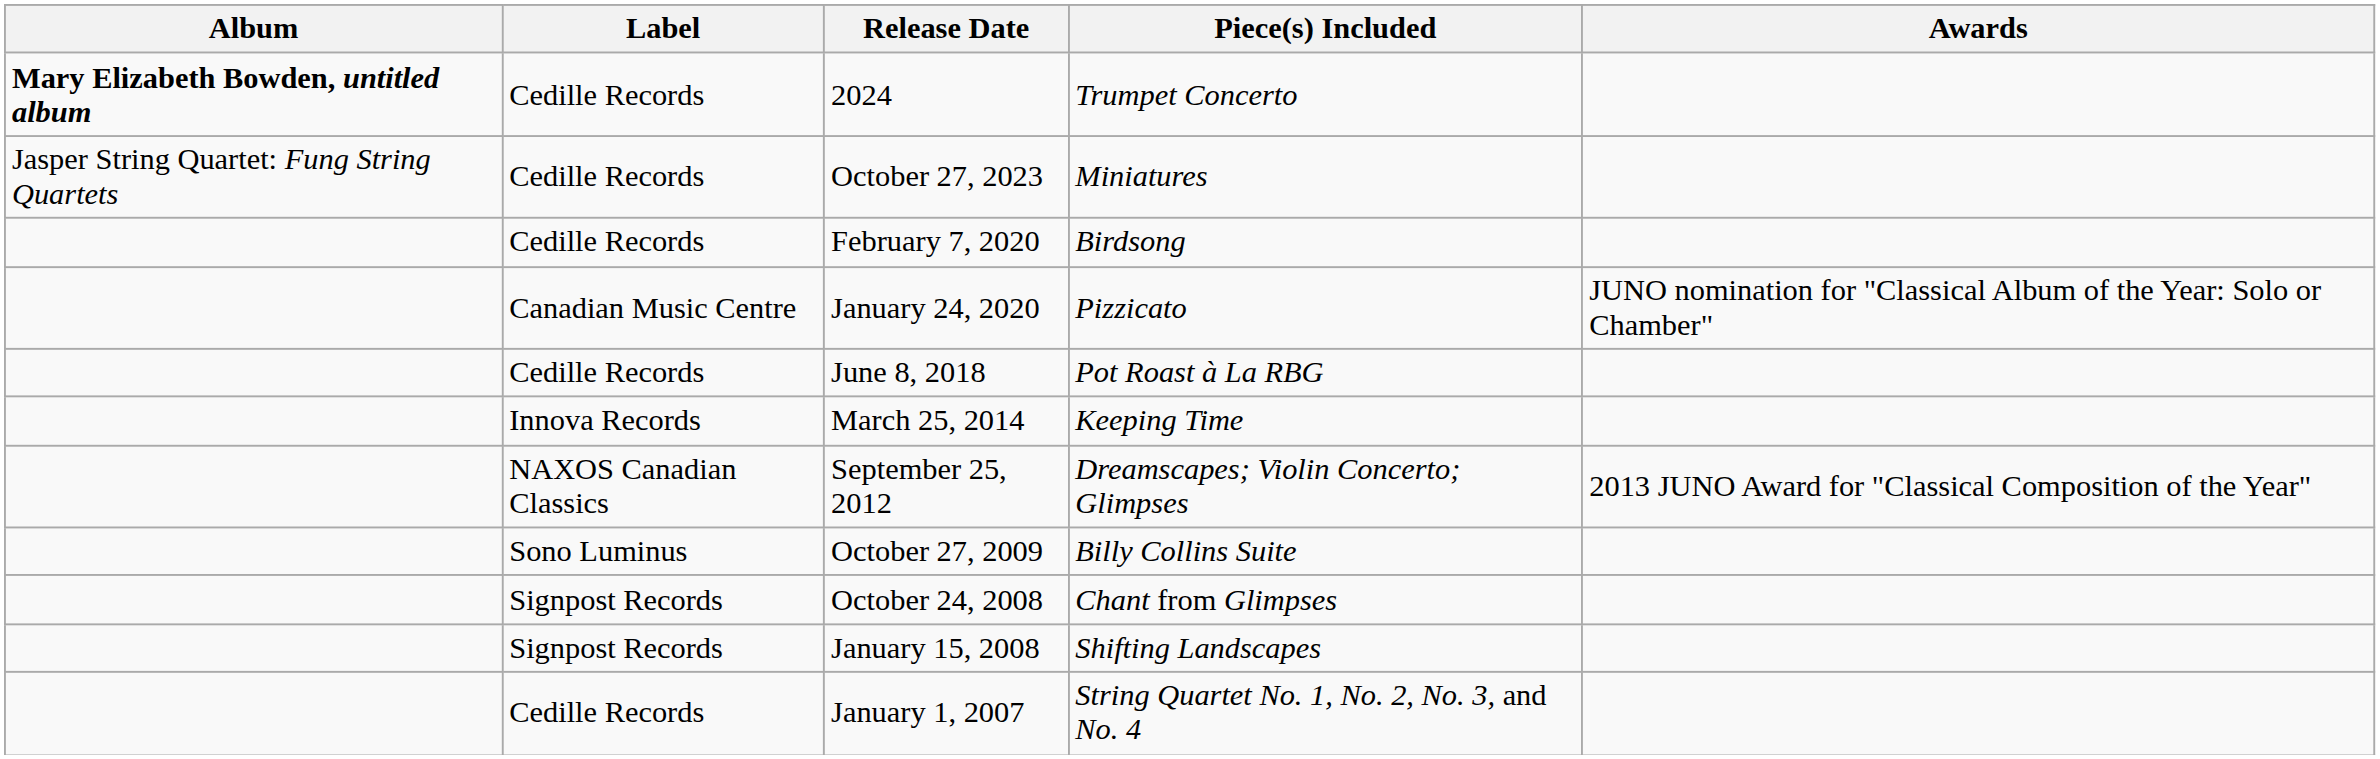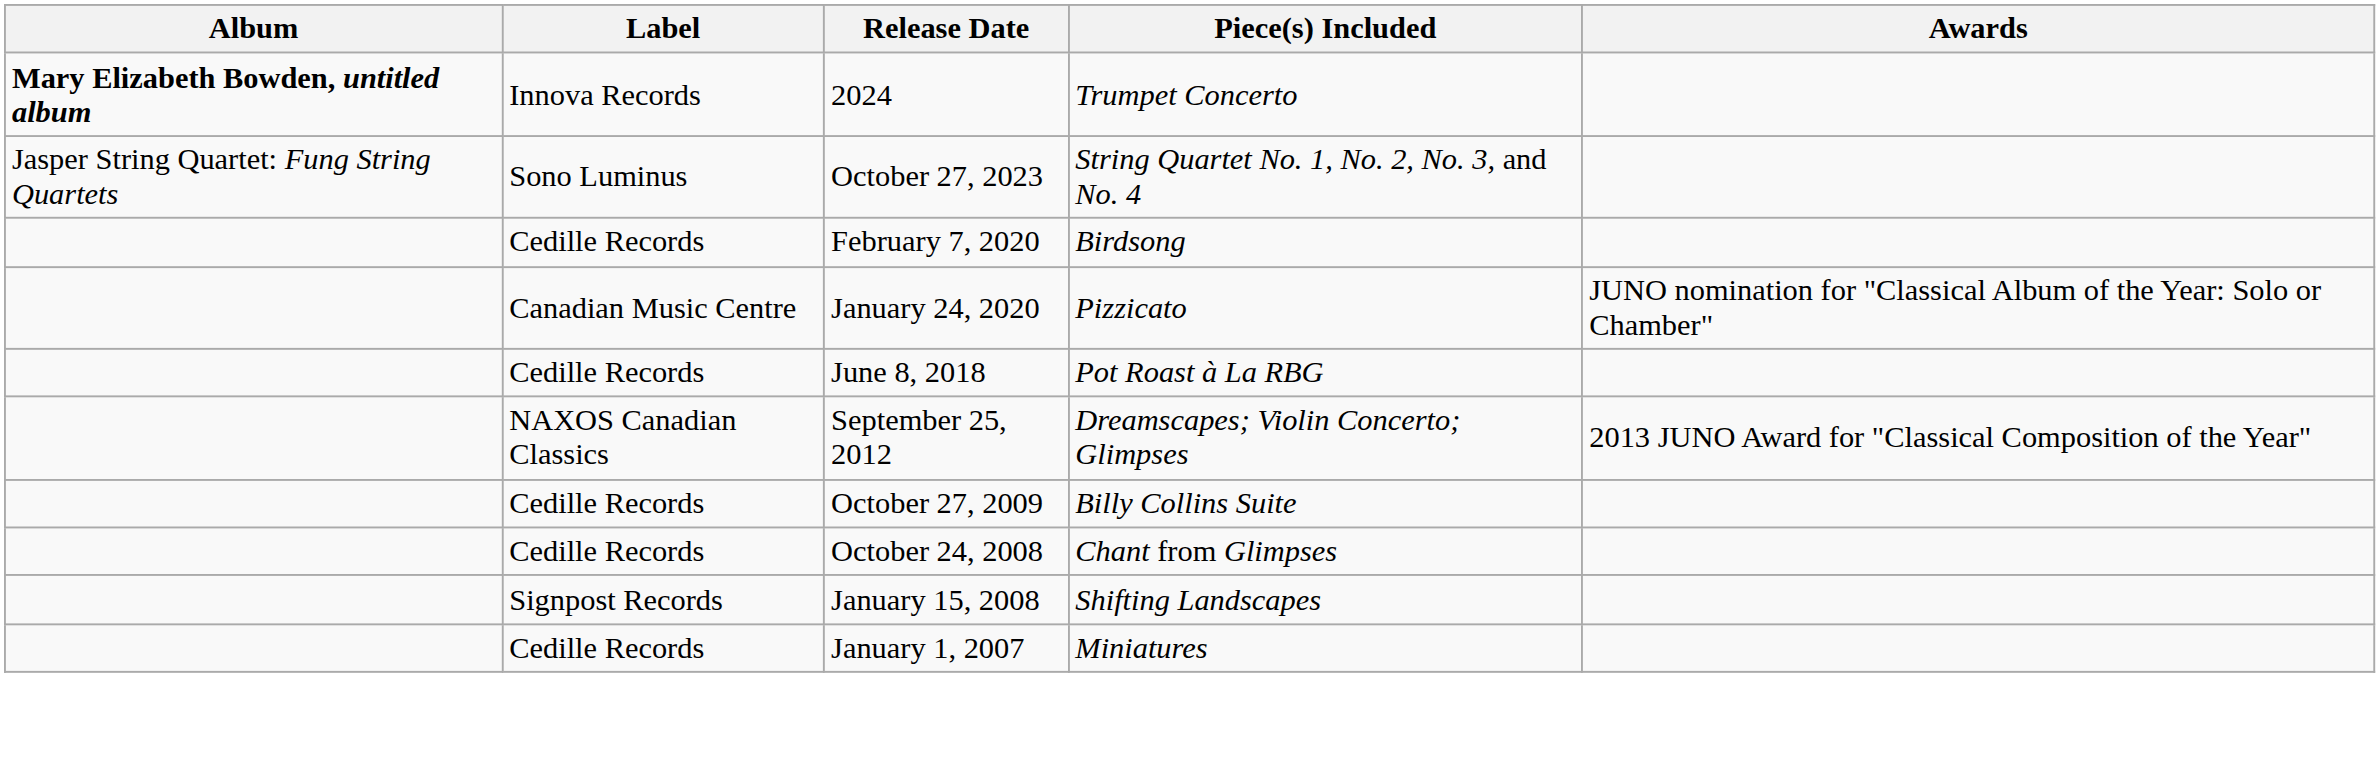(607, 93) Cedille Records -> (605, 93) Innova Records
(607, 176) Cedille Records -> (598, 176) Sono Luminus
(1141, 176) Miniatures -> (1311, 176) String Quartet No. 1, No. 2, No. 3, and No. 4
- row: (928, 420)
(598, 551) Sono Luminus -> (607, 502) Cedille Records
(616, 599) Signpost Records -> (607, 551) Cedille Records
(1311, 712) String Quartet No. 1, No. 2, No. 3, and No. 4 -> (1141, 647) Miniatures
